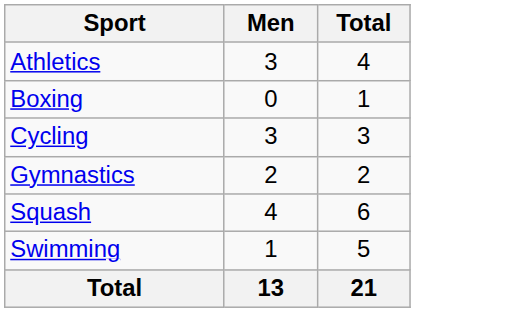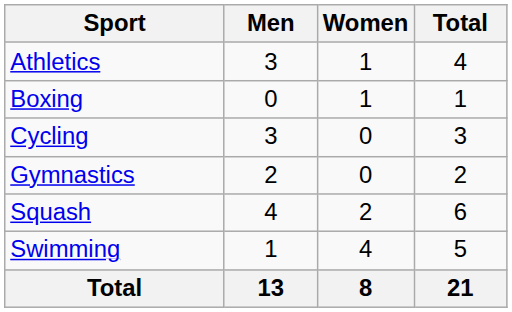+ column: (366, 23)
